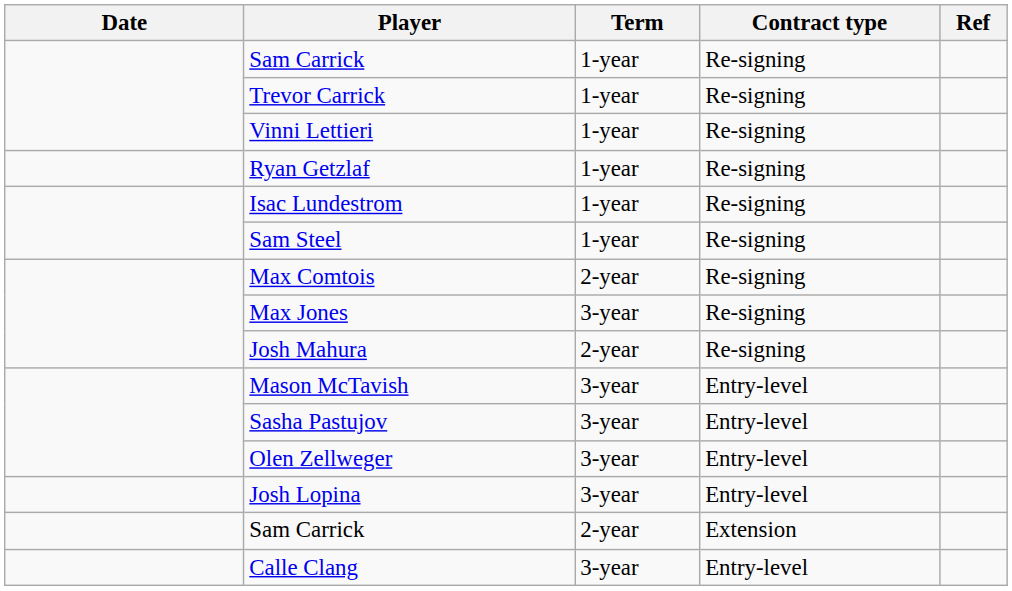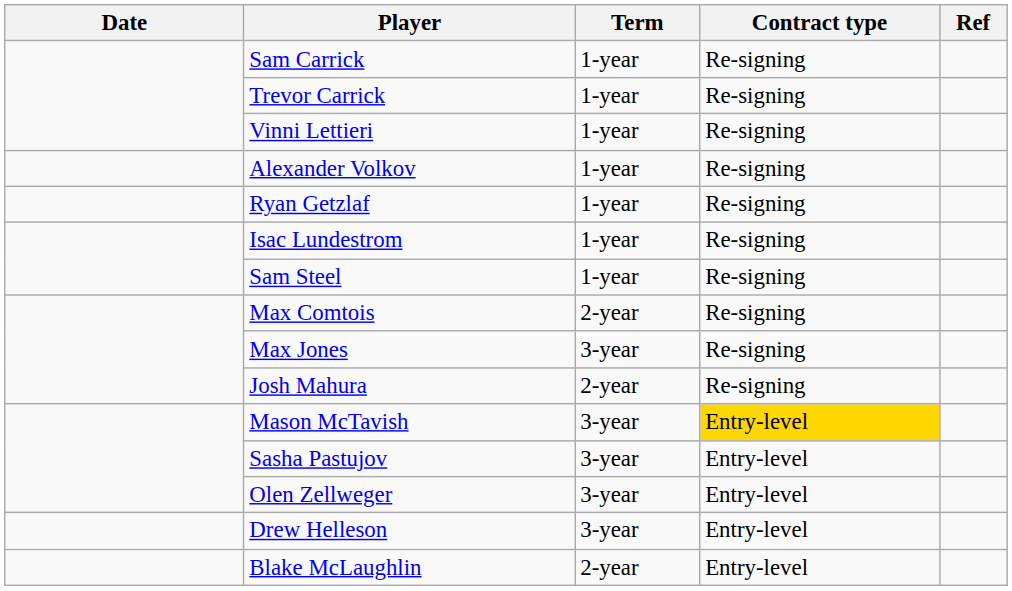+ row: (332, 167)
(757, 385) no background -> (757, 421) gold background
+ row: (318, 530)
- row: (305, 494)
+ row: (335, 566)
- row: (307, 530)
- row: (304, 566)
